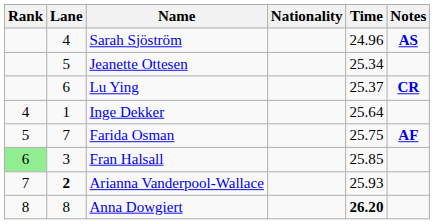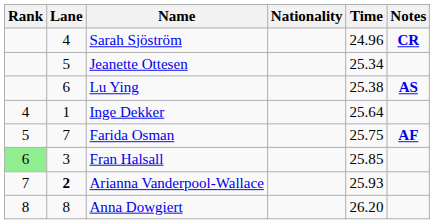(408, 40) AS -> (408, 40) CR
(366, 87) 25.37 -> (366, 87) 25.38
(408, 87) CR -> (408, 87) AS
(366, 207) bold -> (366, 207) normal
